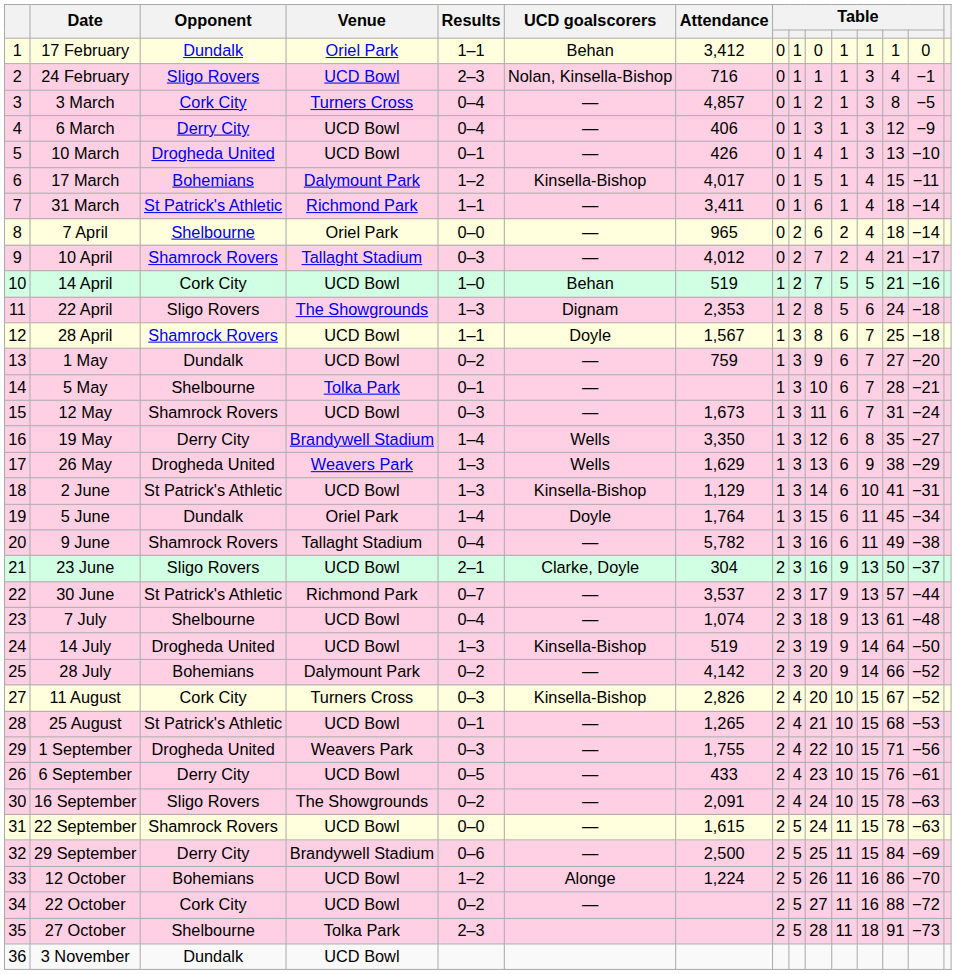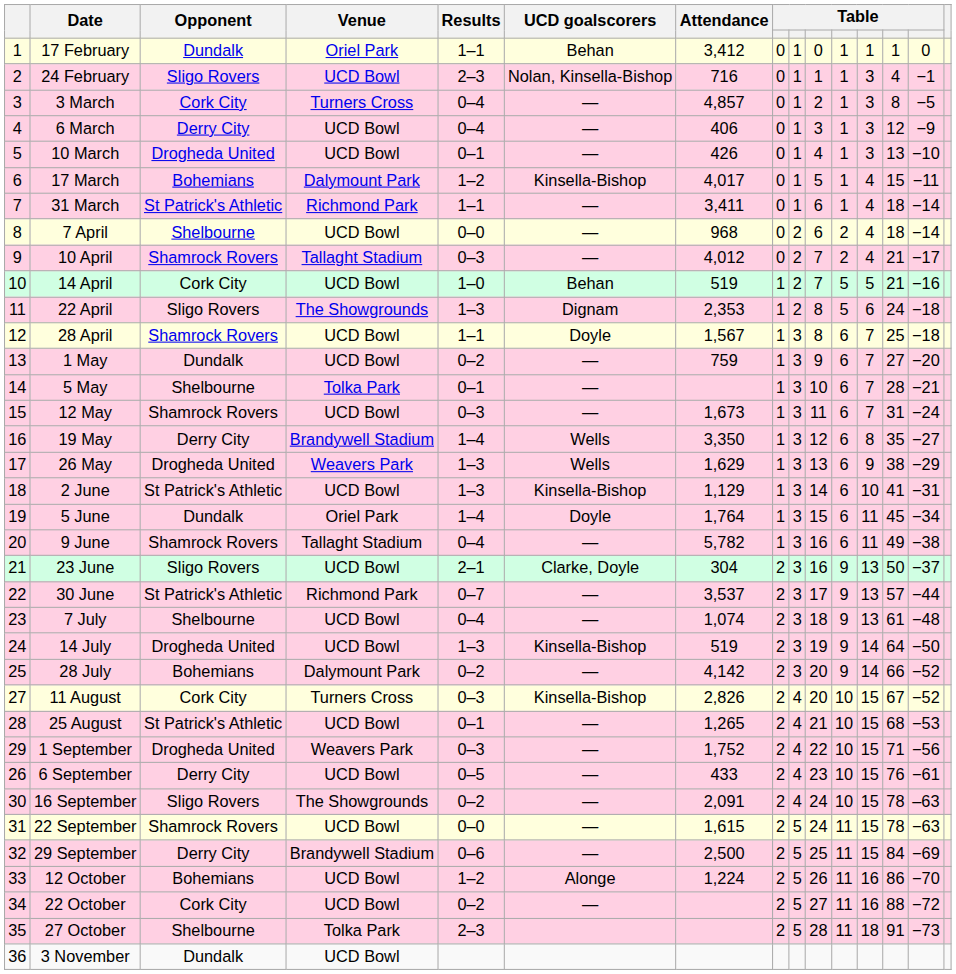(362, 232) Oriel Park -> (362, 232) UCD Bowl
(724, 232) 965 -> (724, 232) 968
(724, 749) 1,755 -> (724, 749) 1,752
